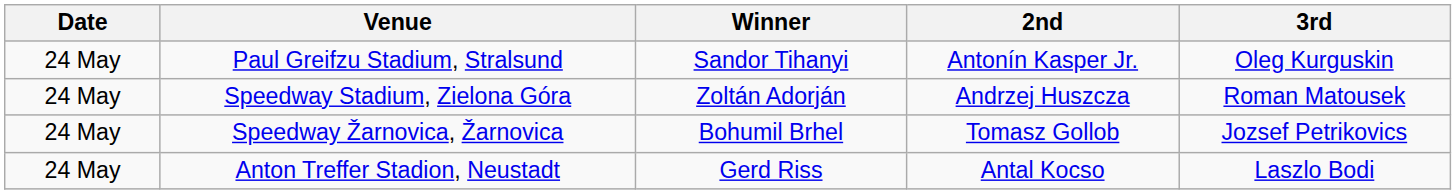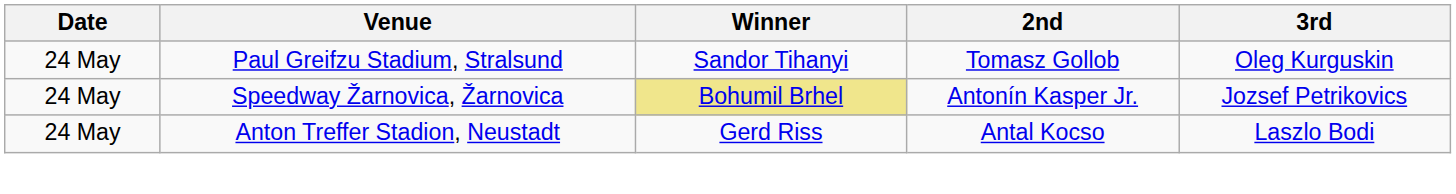(1043, 59) Antonín Kasper Jr. -> (1043, 59) Tomasz Gollob
- row: (398, 96)
(771, 133) no background -> (771, 96) khaki background
(1043, 133) Tomasz Gollob -> (1043, 96) Antonín Kasper Jr.
